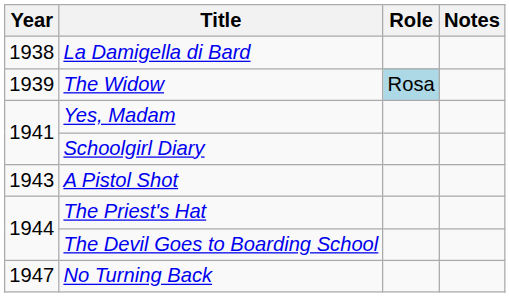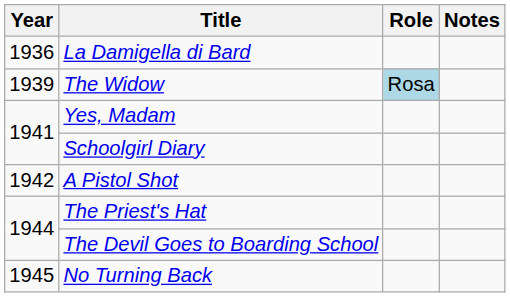(32, 52) 1938 -> (32, 52) 1936
(32, 180) 1943 -> (32, 180) 1942
(32, 276) 1947 -> (32, 276) 1945
